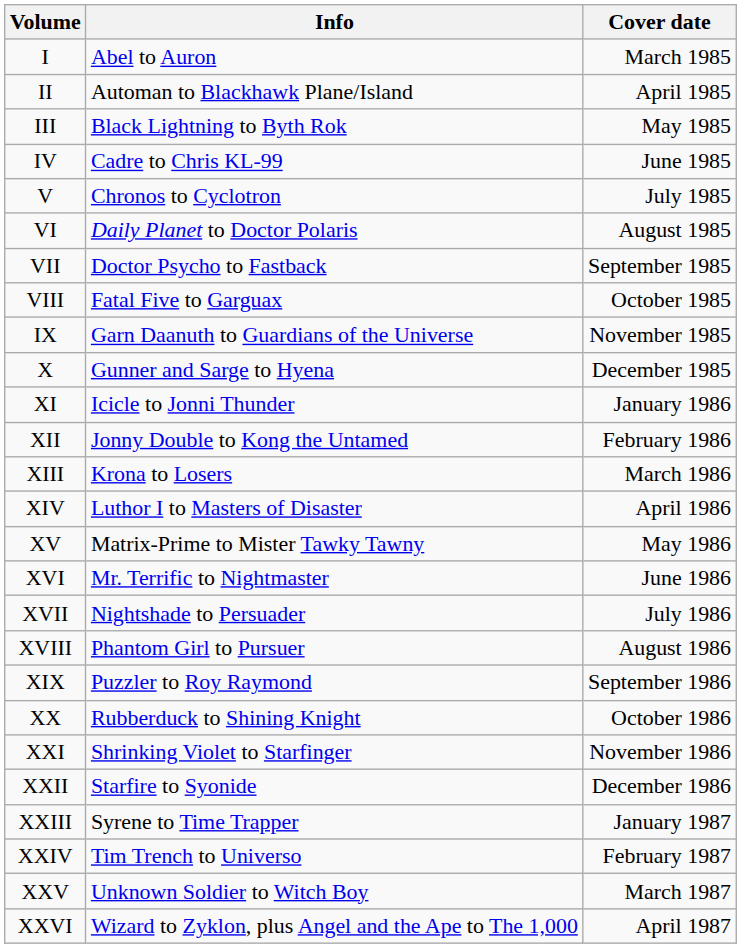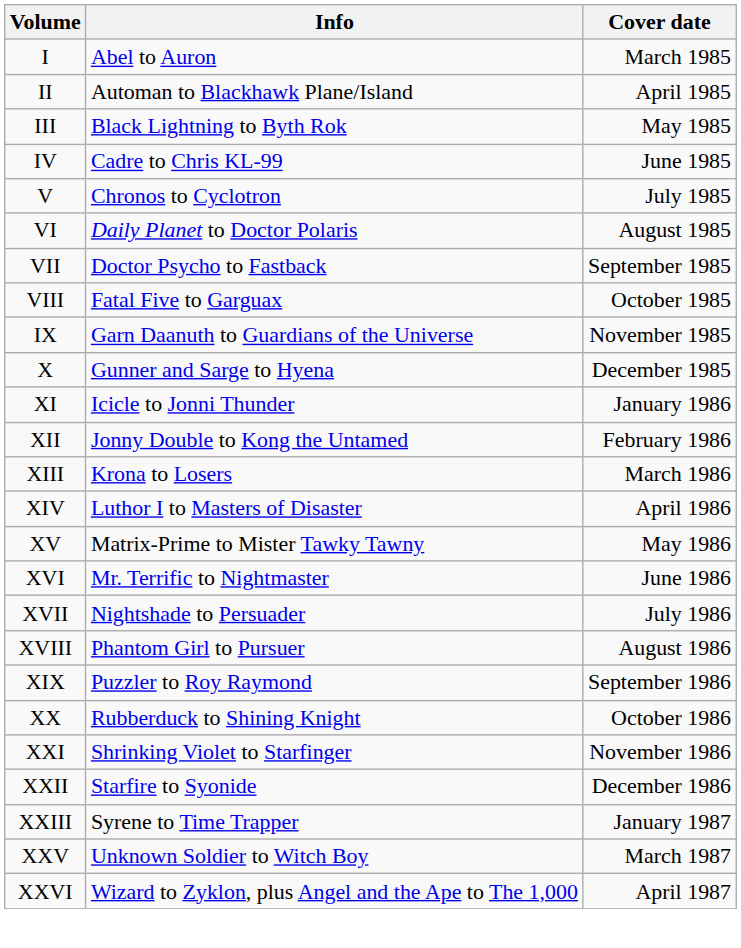- row: (45, 856)
